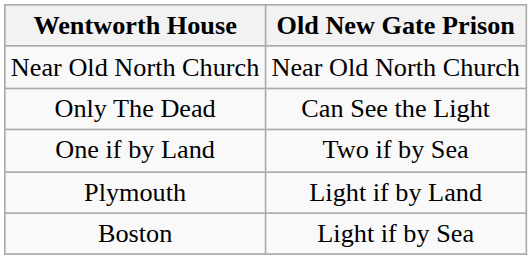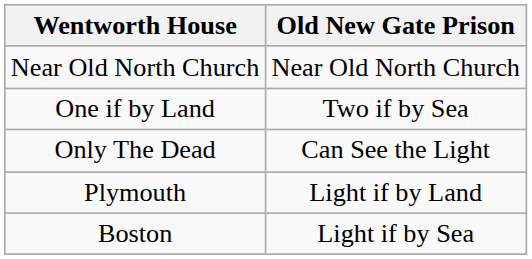rows swapped: (135, 108) <-> (135, 150)
